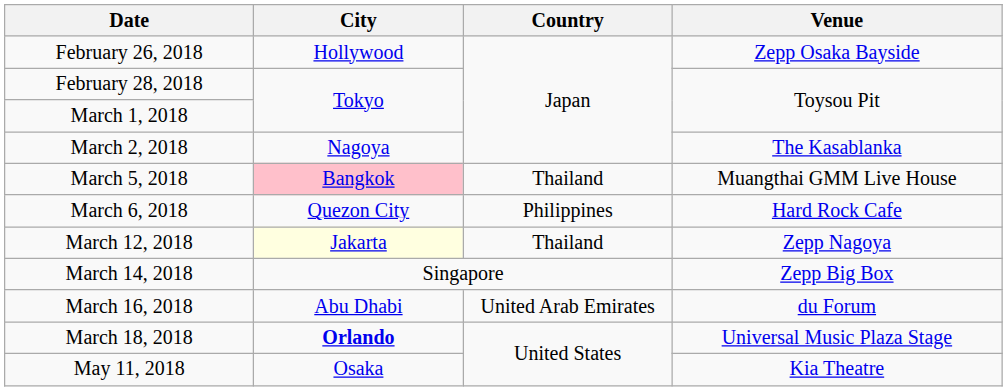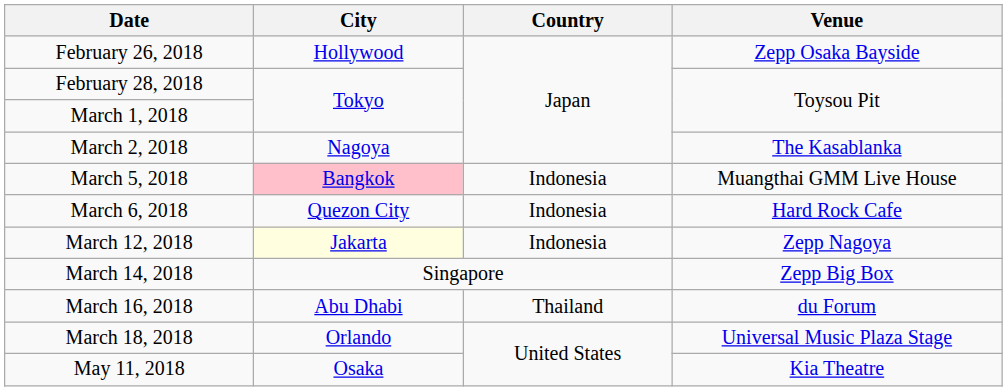(568, 178) Thailand -> (568, 178) Indonesia
(568, 210) Philippines -> (568, 210) Indonesia
(568, 242) Thailand -> (568, 242) Indonesia
(568, 305) United Arab Emirates -> (568, 305) Thailand
(358, 337) bold -> (358, 337) normal
